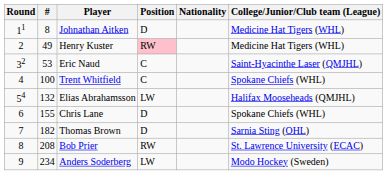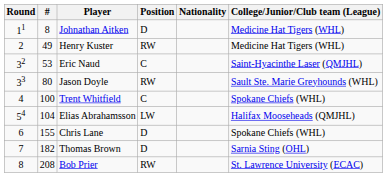(148, 46) pink background -> (148, 46) no background
+ row: (84, 82)
(47, 97) 132 -> (47, 116) 104
- row: (95, 162)
